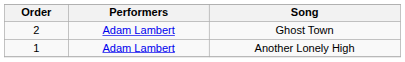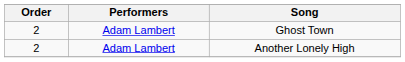(36, 48) 1 -> (36, 48) 2
